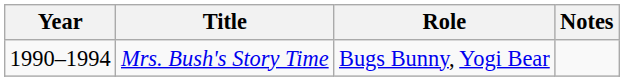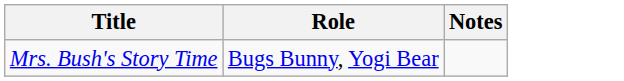- column: (60, 22)
